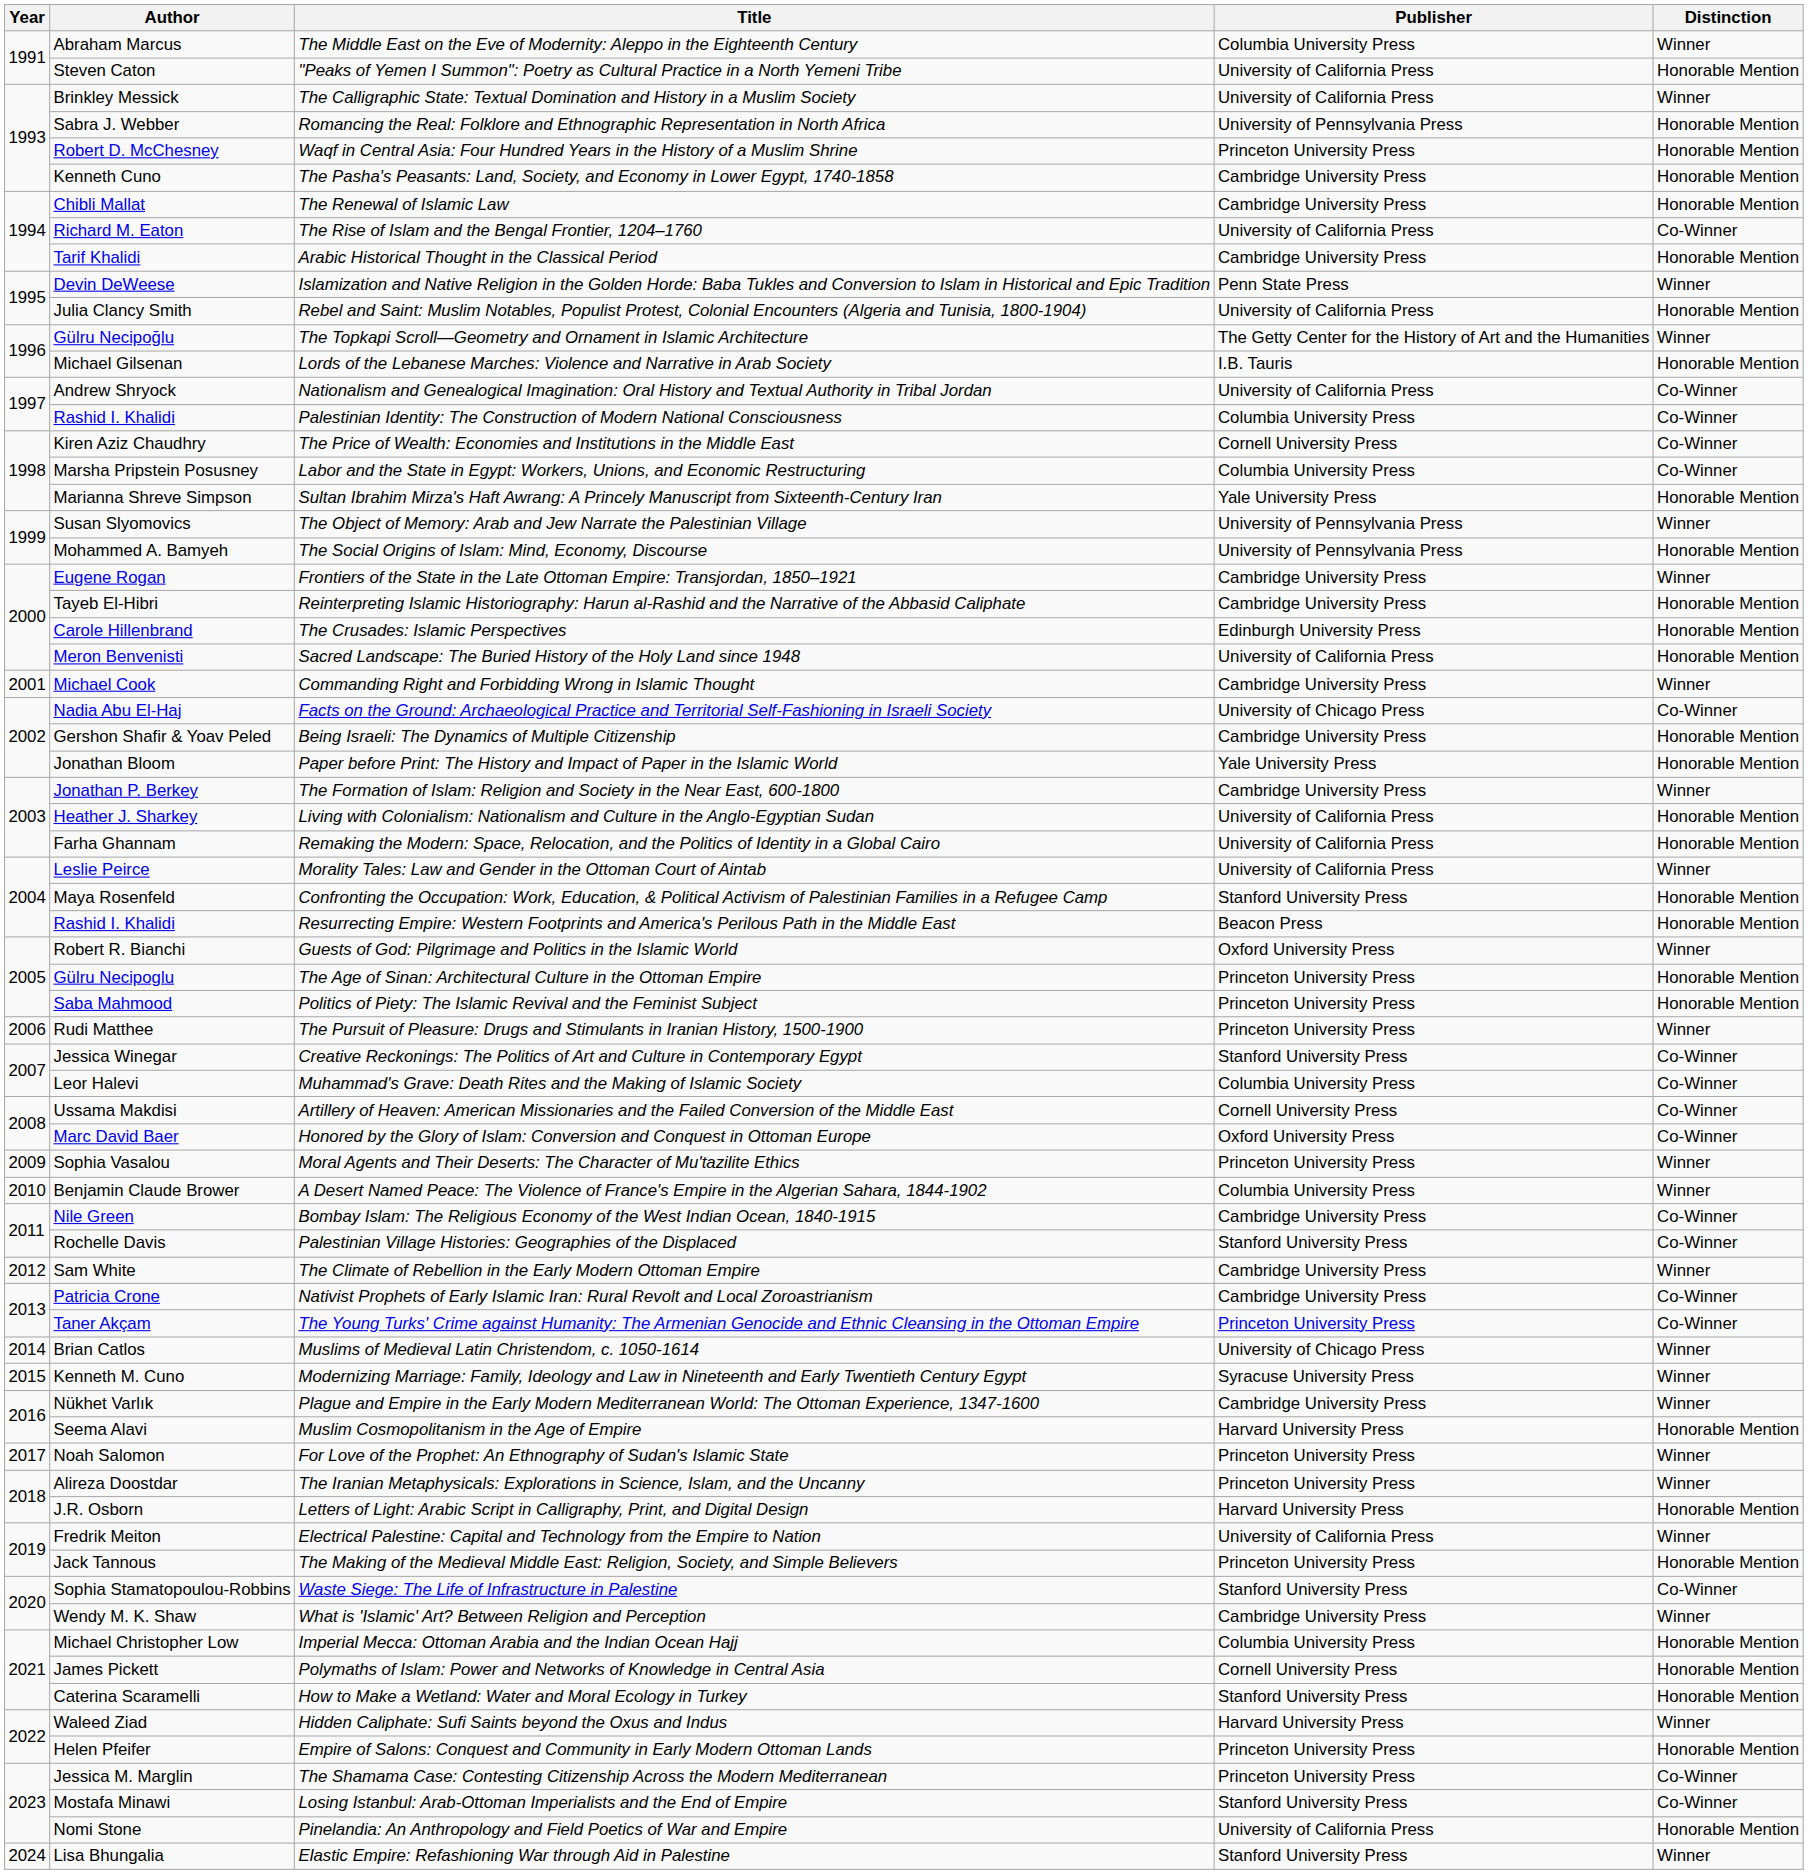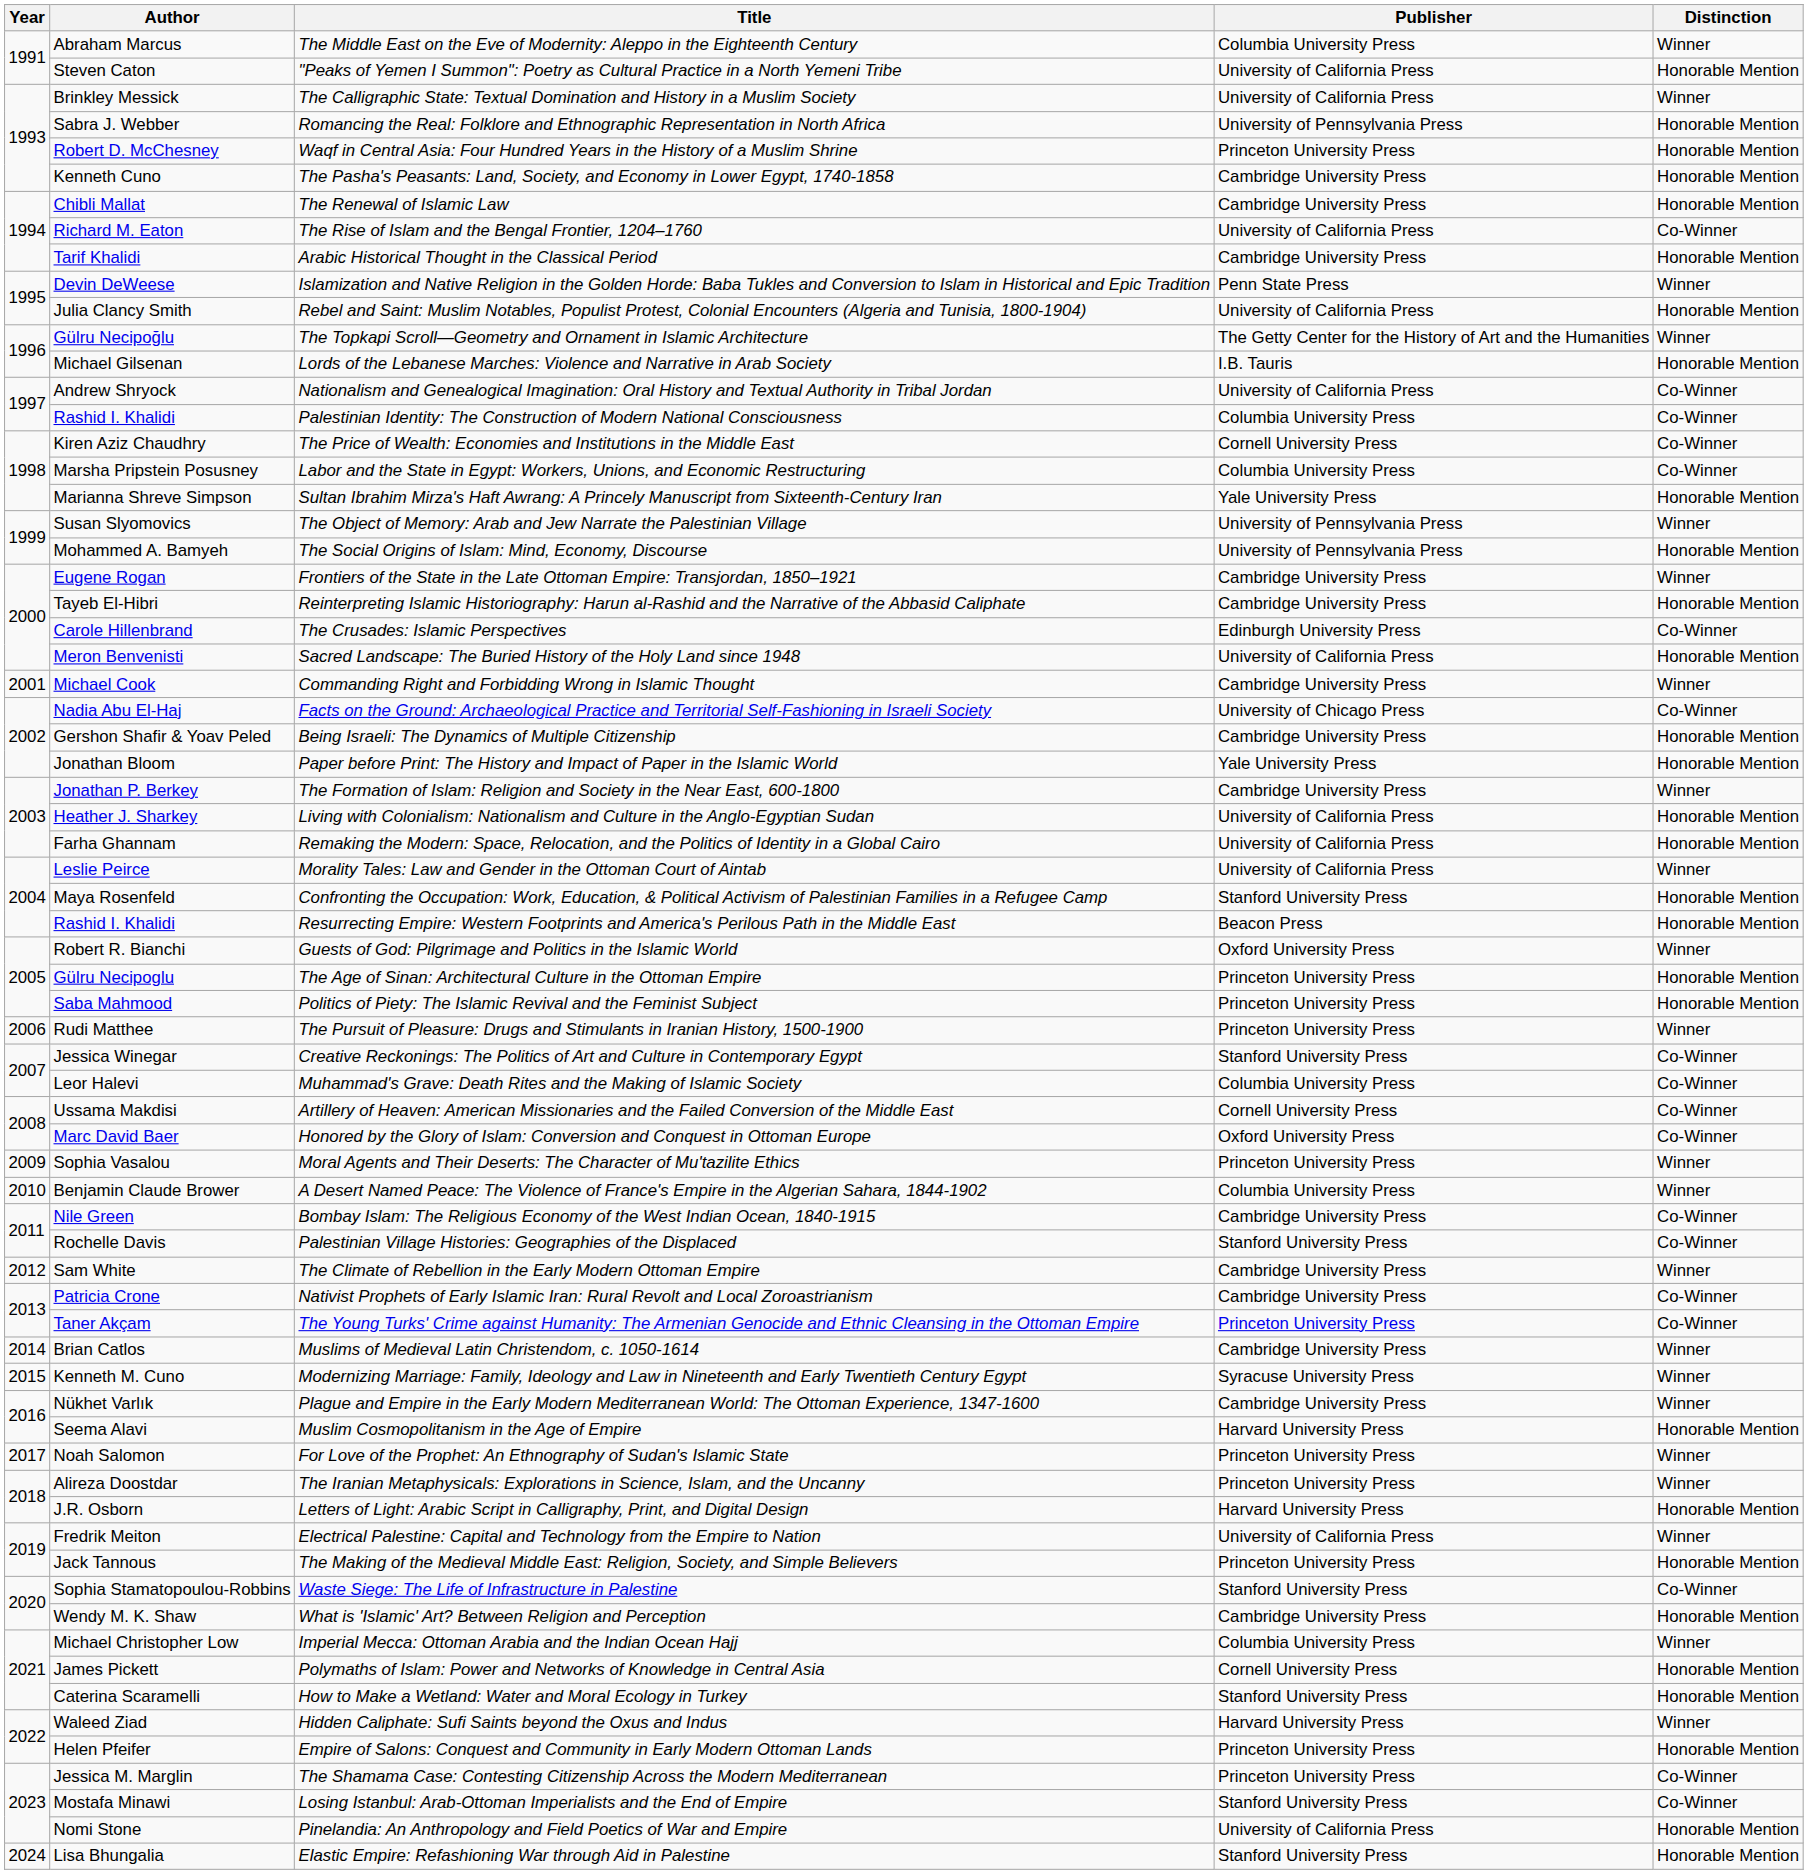(1728, 630) Honorable Mention -> (1697, 630) Co-Winner
(1321, 1350) University of Chicago Press -> (1322, 1350) Cambridge University Press
(1684, 1616) Winner -> (1728, 1616) Honorable Mention
(1728, 1643) Honorable Mention -> (1684, 1643) Winner
(1684, 1856) Winner -> (1728, 1856) Honorable Mention
